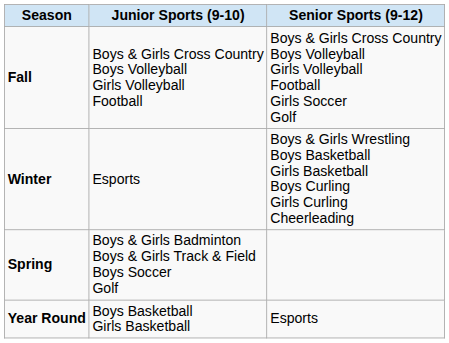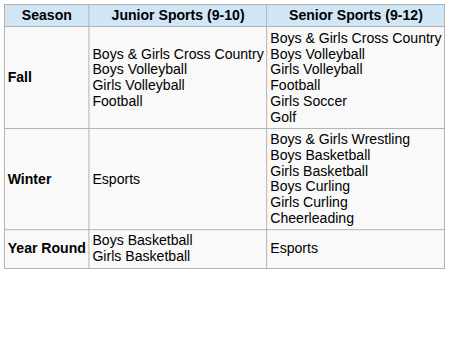- row: (30, 264)
